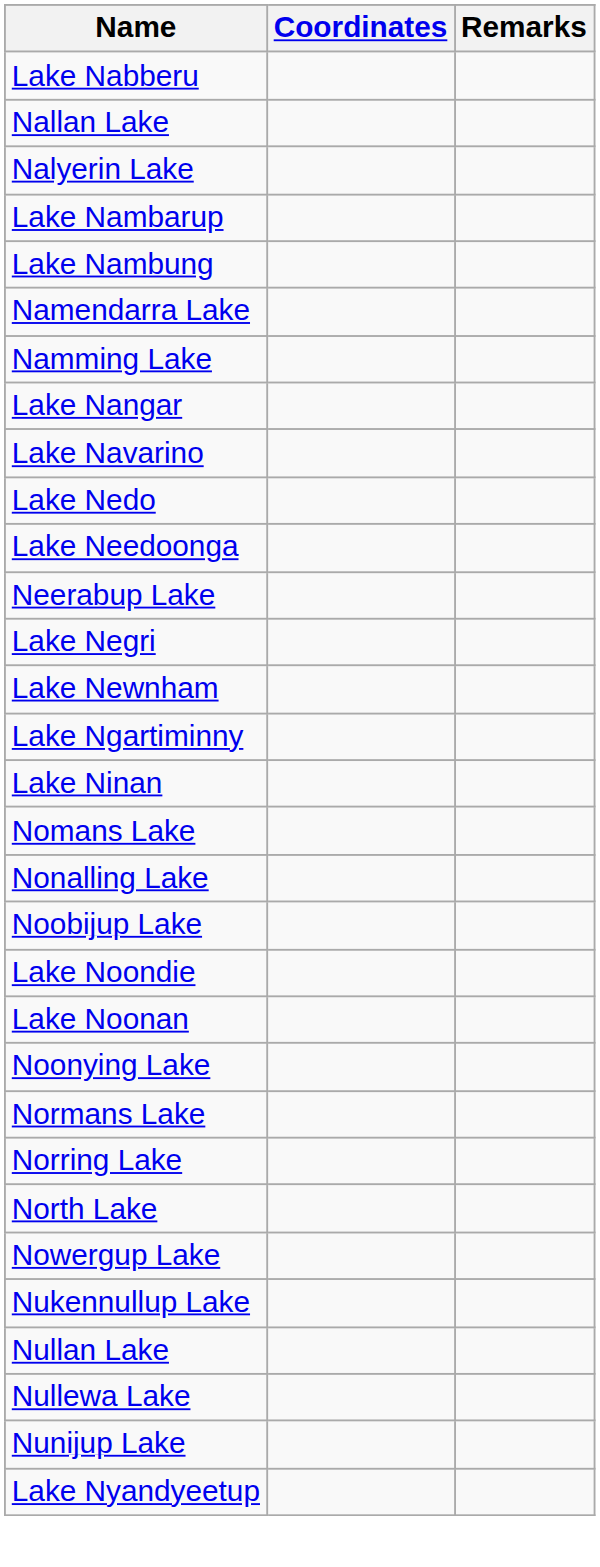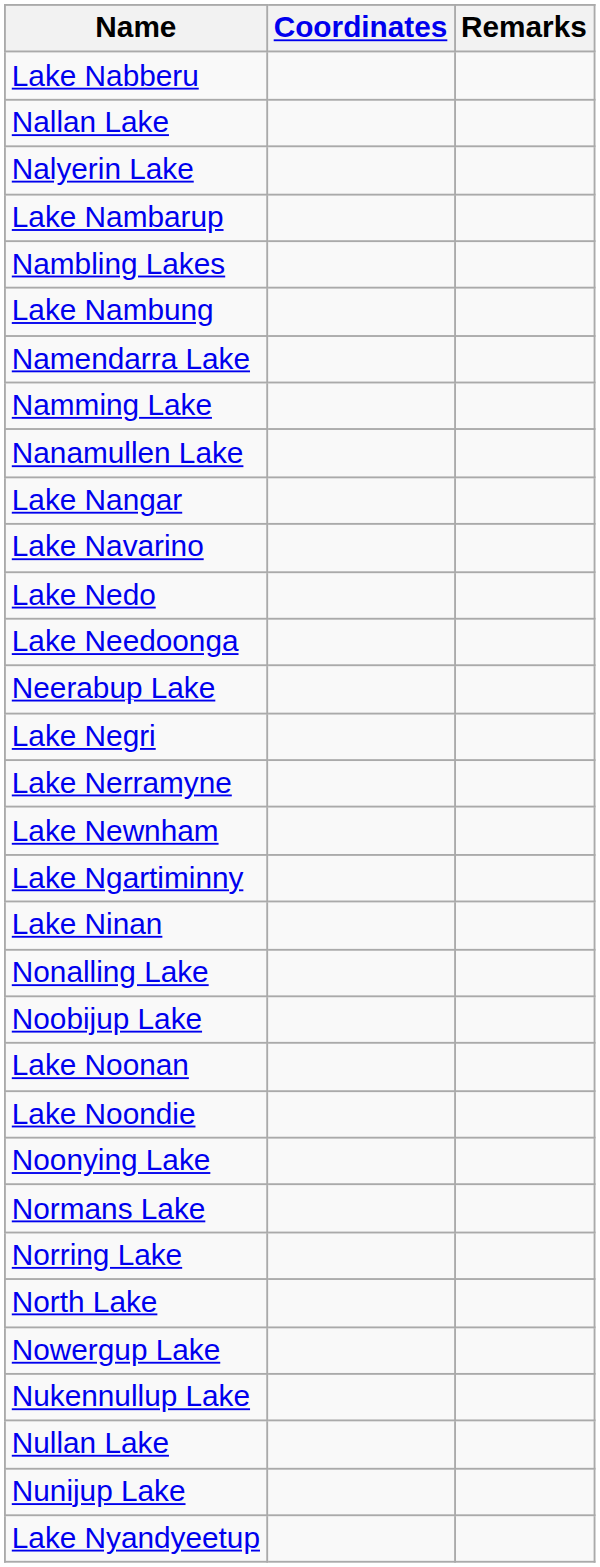+ row: (118, 264)
+ row: (128, 452)
+ row: (122, 783)
- row: (104, 830)
rows swapped: (100, 1019) <-> (104, 972)
- row: (101, 1396)
